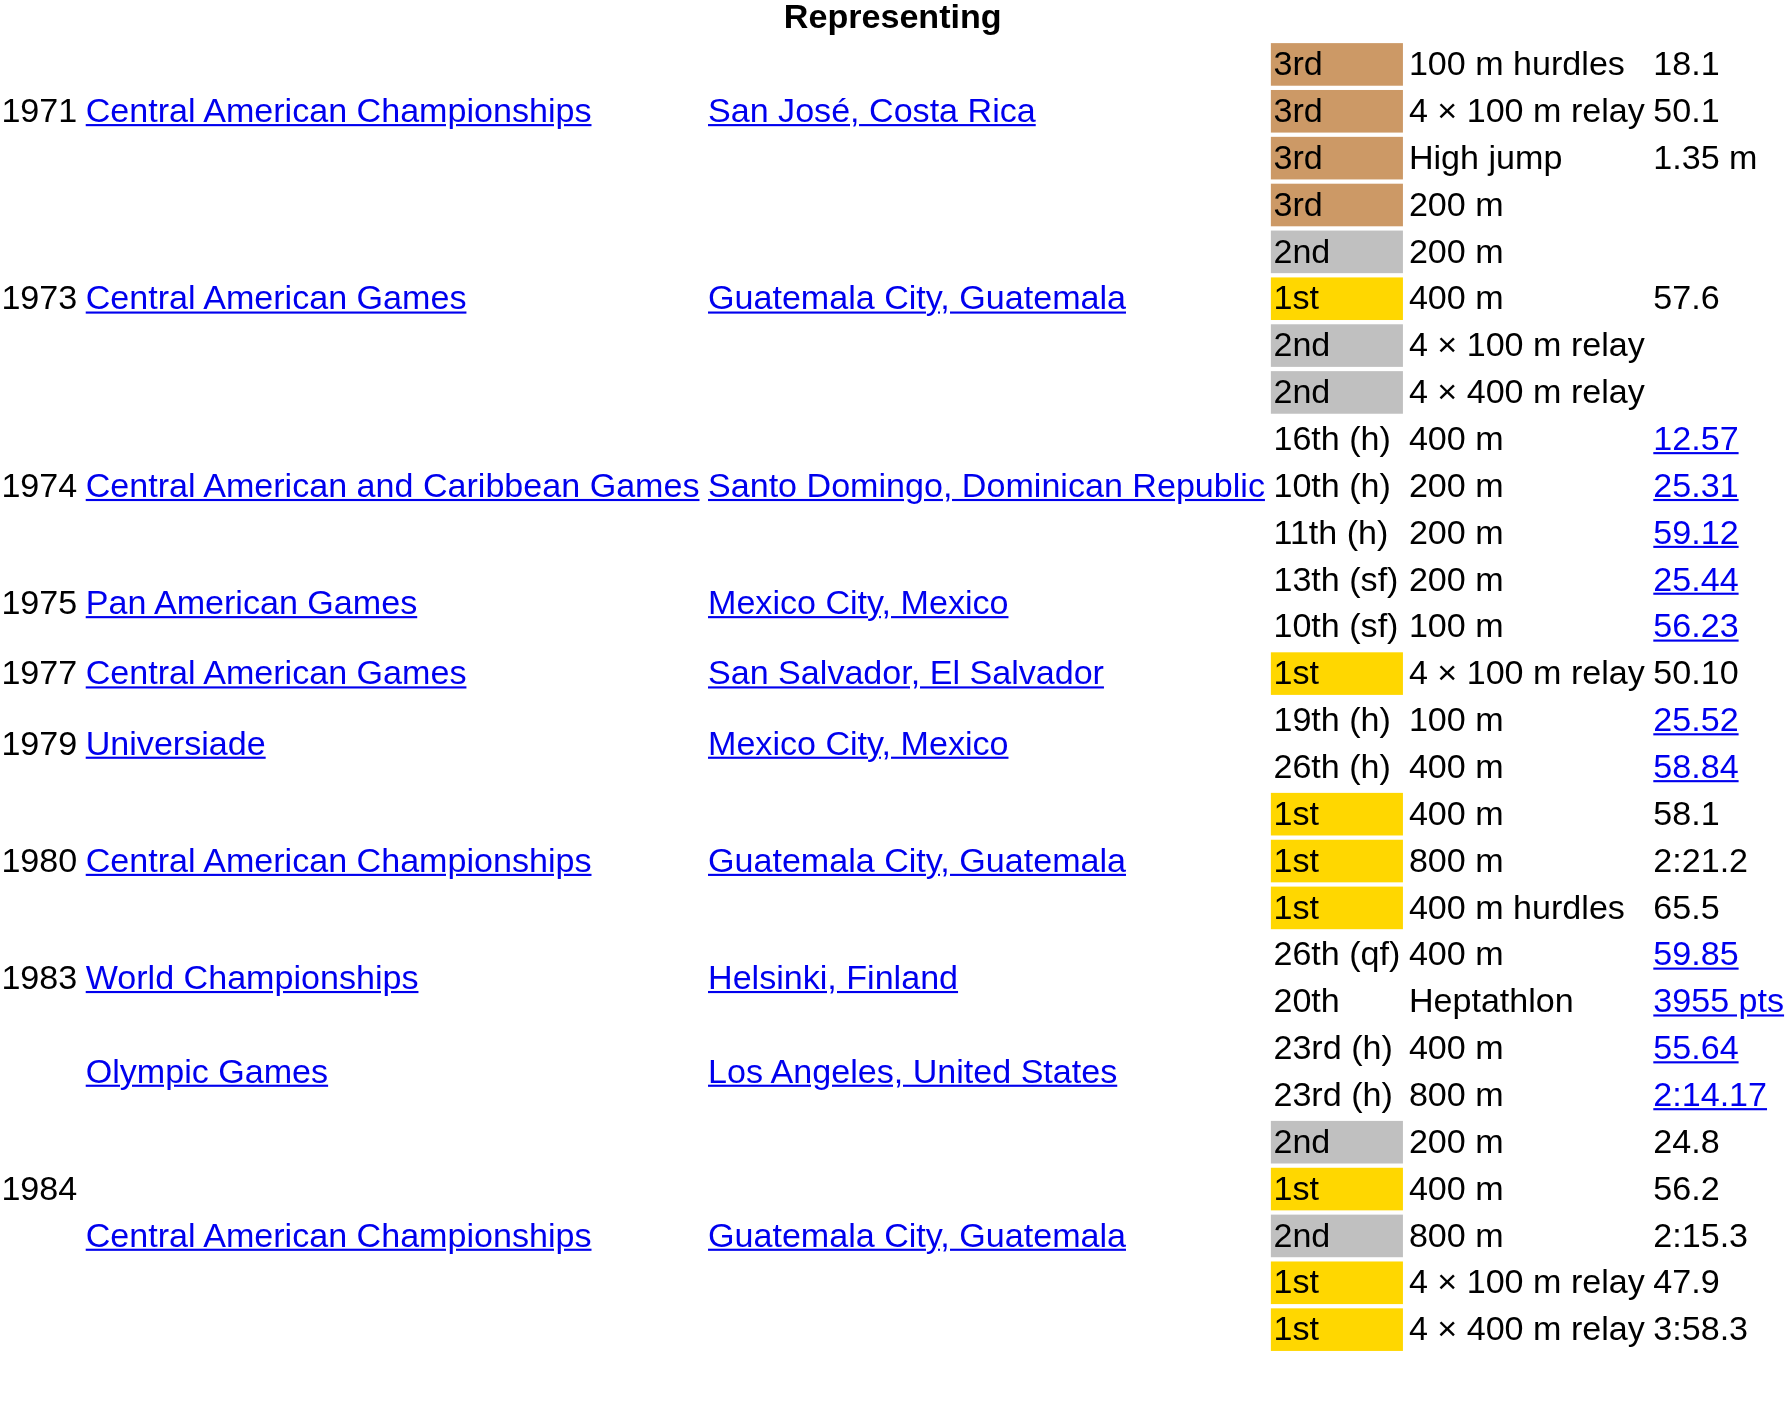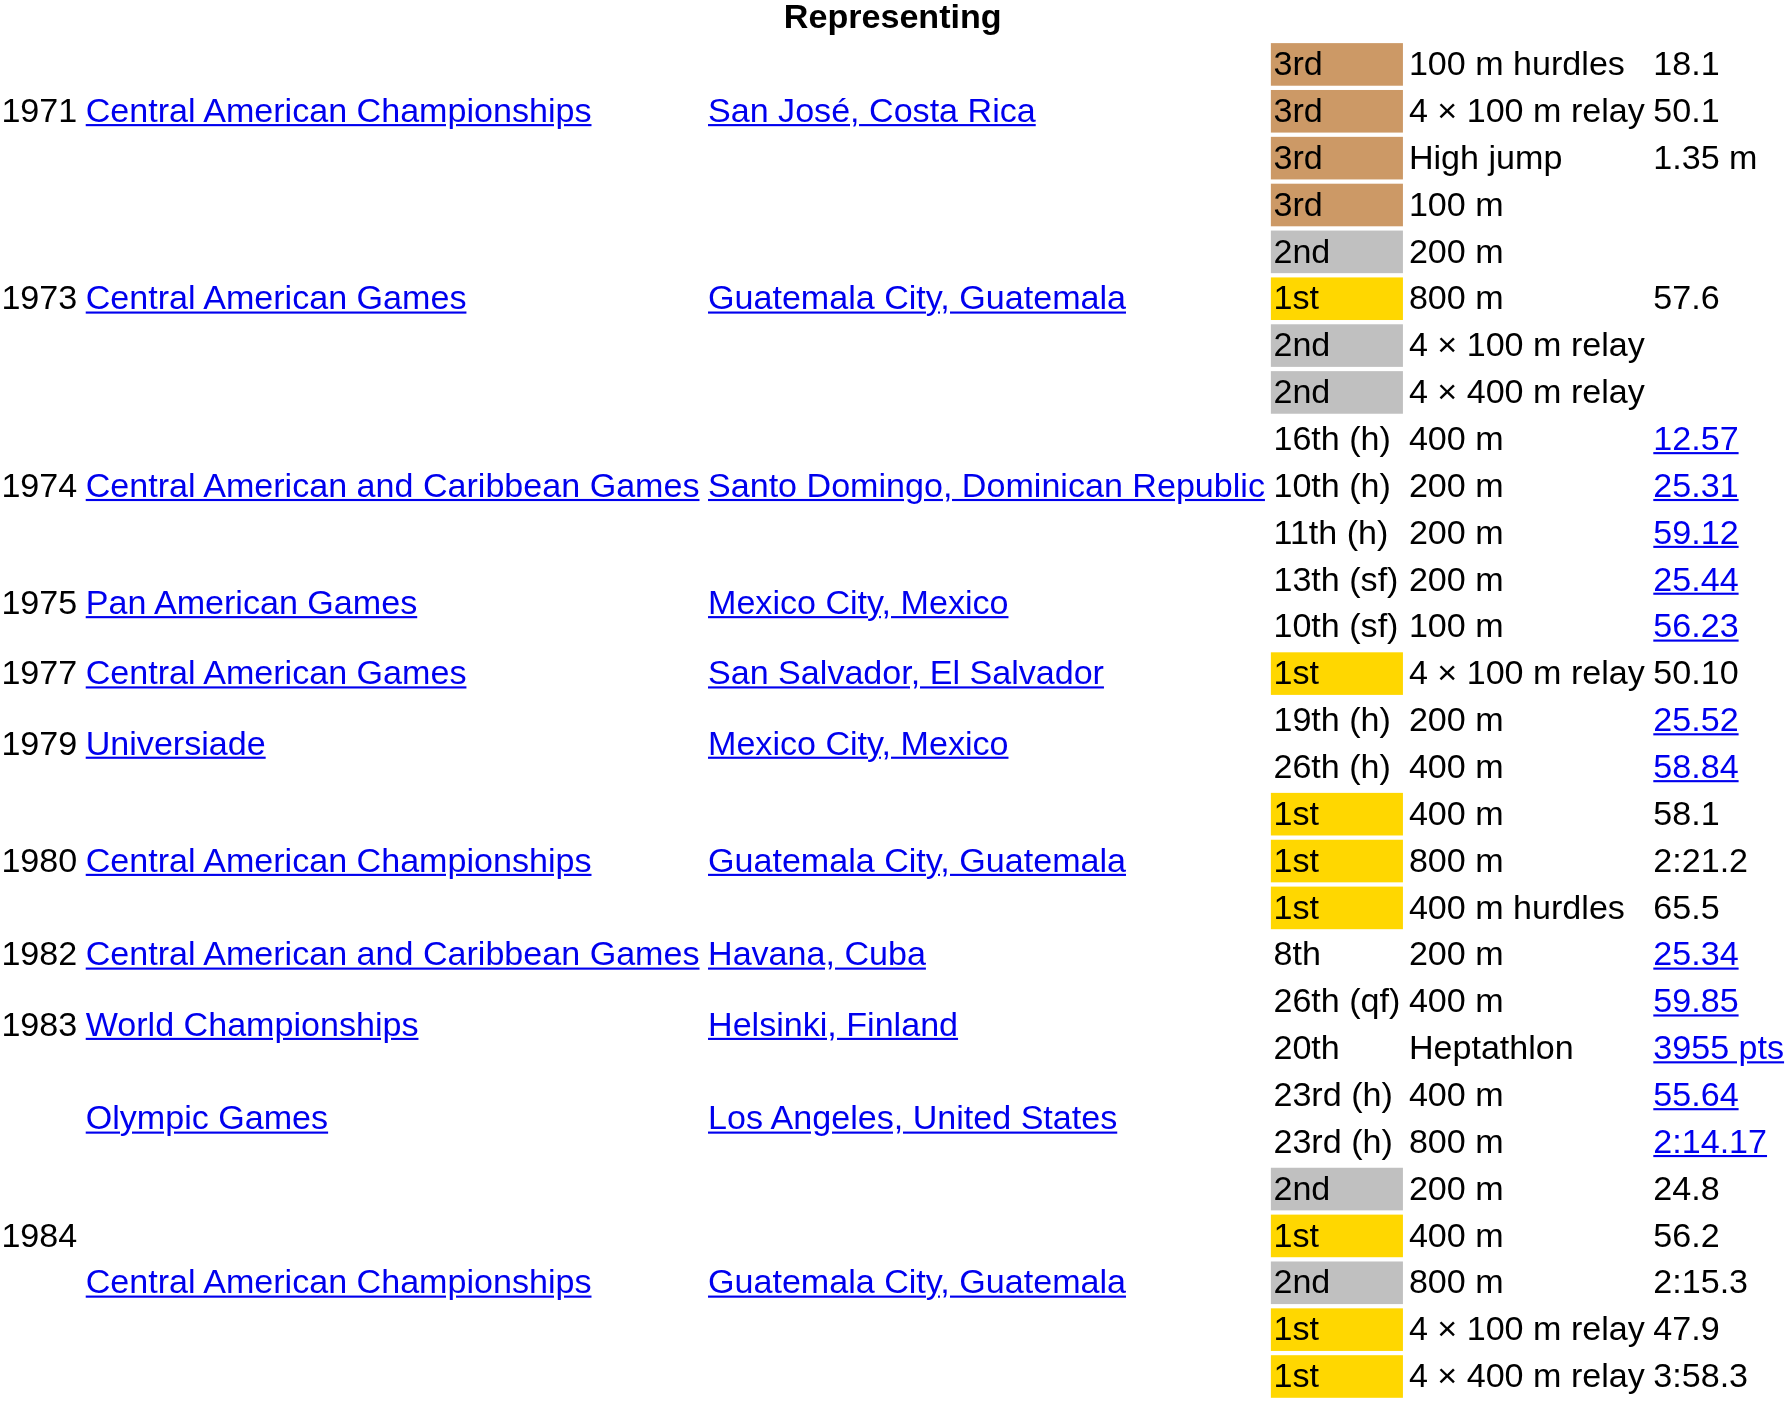(1456, 204) 200 m -> (1456, 204) 100 m
(1456, 298) 400 m -> (1456, 298) 800 m
(1456, 719) 100 m -> (1456, 719) 200 m
+ row: (39, 954)
